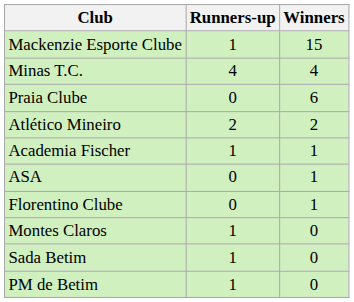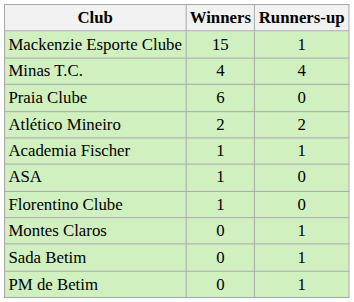columns swapped: (314, 17) <-> (233, 17)
